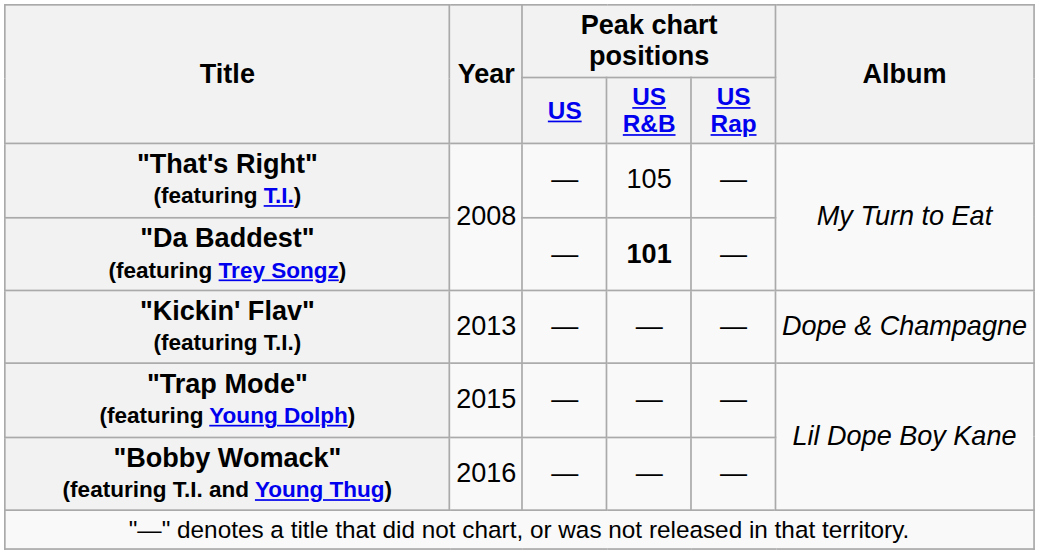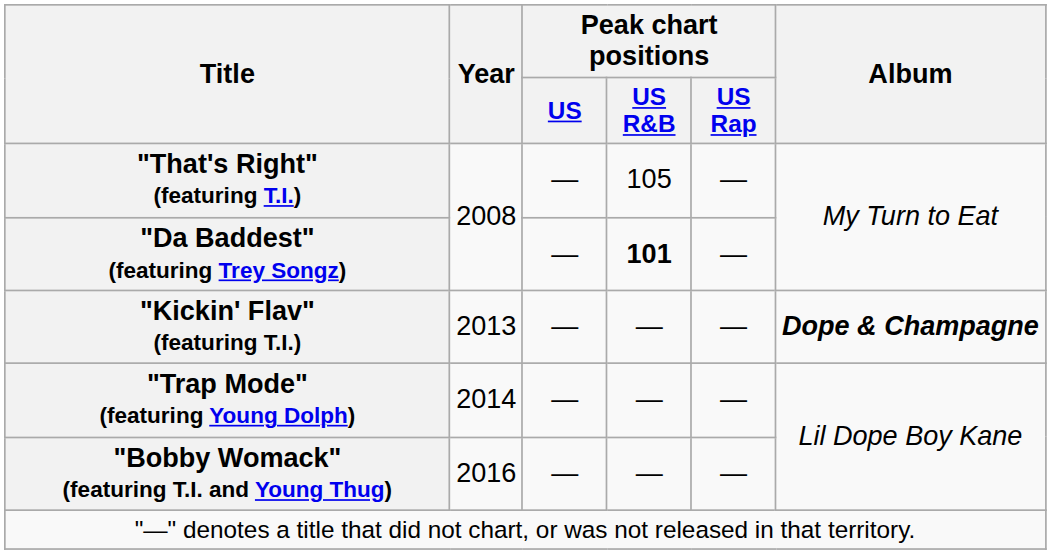(904, 326) normal -> (910, 326) bold
(486, 399) 2015 -> (486, 399) 2014
